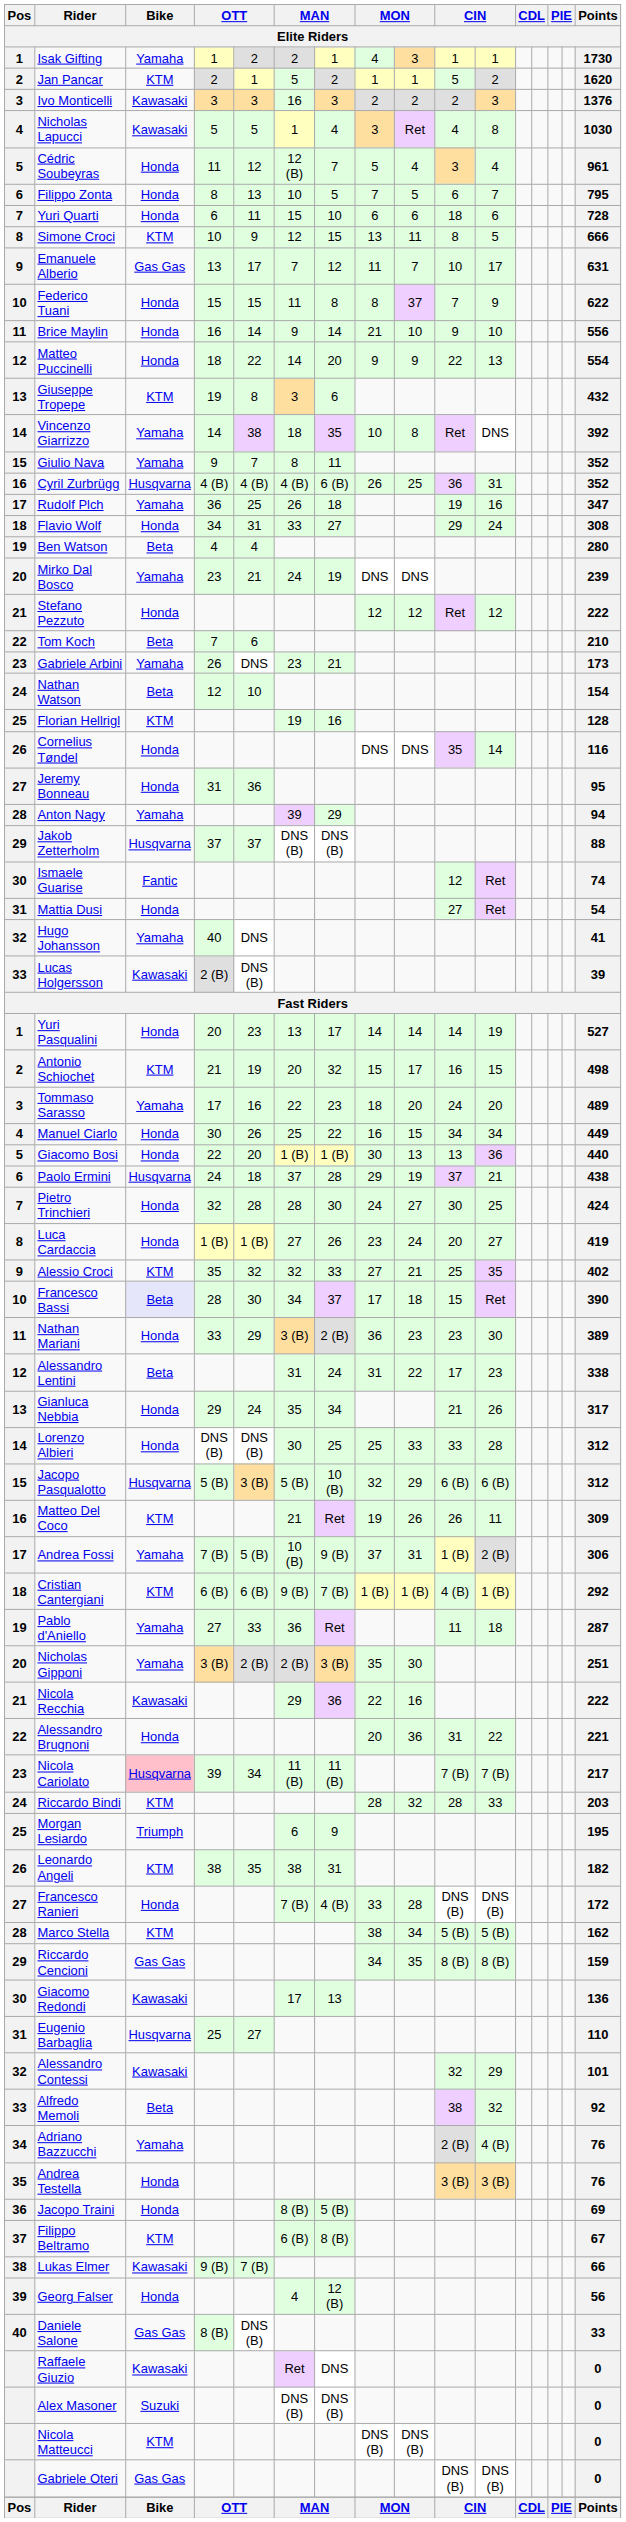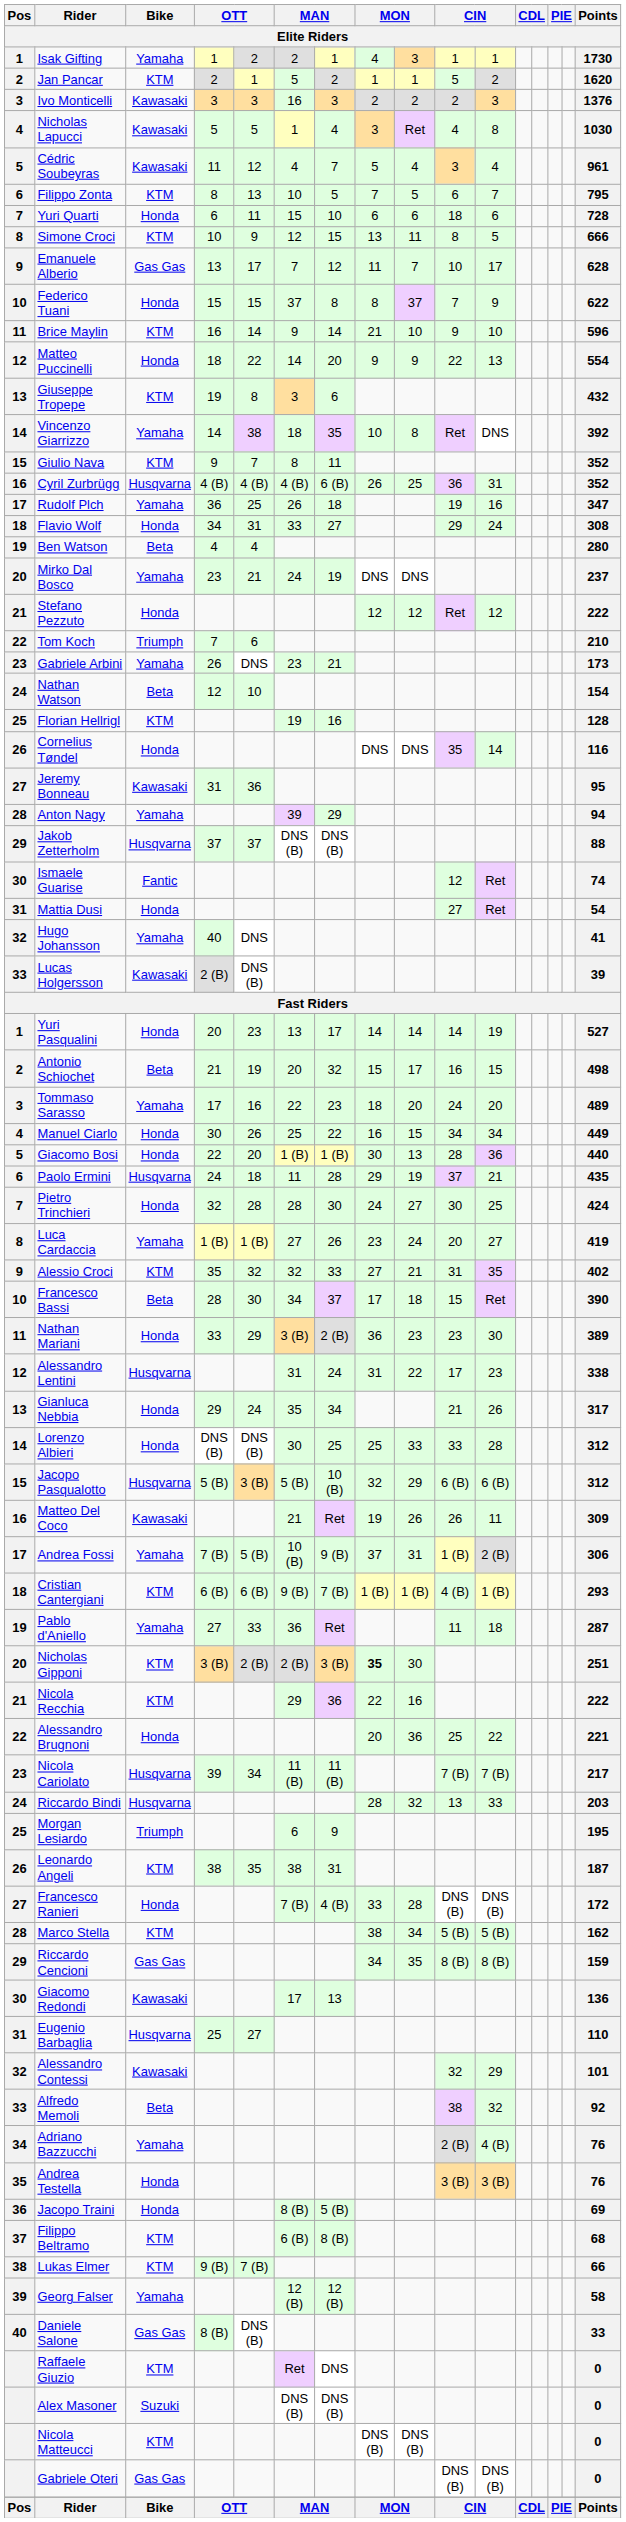(160, 166) Honda -> (160, 166) Kawasaki
(294, 166) 12 (B) -> (294, 166) 4
(160, 194) Honda -> (160, 194) KTM
(598, 266) 631 -> (598, 266) 628
(294, 302) 11 -> (294, 302) 37
(160, 331) Honda -> (160, 331) KTM
(598, 331) 556 -> (598, 331) 596
(160, 462) Yamaha -> (160, 462) KTM
(598, 576) 239 -> (598, 576) 237
(160, 641) Beta -> (160, 641) Triumph
(160, 786) Honda -> (160, 786) Kawasaki
(160, 1068) KTM -> (160, 1068) Beta
(455, 1155) 13 -> (455, 1155) 28
(294, 1176) 37 -> (294, 1176) 11
(598, 1176) 438 -> (598, 1176) 435
(160, 1242) Honda -> (160, 1242) Yamaha
(455, 1271) 25 -> (455, 1271) 31
(160, 1299) lavender background -> (160, 1299) no background
(160, 1372) Beta -> (160, 1372) Husqvarna
(160, 1518) KTM -> (160, 1518) Kawasaki
(598, 1591) 292 -> (598, 1591) 293
(160, 1664) Yamaha -> (160, 1664) KTM
(375, 1664) normal -> (375, 1664) bold
(160, 1700) Kawasaki -> (160, 1700) KTM
(455, 1737) 31 -> (455, 1737) 25
(160, 1773) pink background -> (160, 1773) no background
(160, 1802) KTM -> (160, 1802) Husqvarna
(455, 1802) 28 -> (455, 1802) 13
(598, 1868) 182 -> (598, 1868) 187
(598, 2238) 67 -> (598, 2238) 68
(160, 2267) Kawasaki -> (160, 2267) KTM
(160, 2296) Honda -> (160, 2296) Yamaha
(294, 2296) 4 -> (294, 2296) 12 (B)
(598, 2296) 56 -> (598, 2296) 58
(160, 2369) Kawasaki -> (160, 2369) KTM
